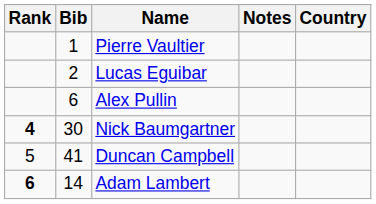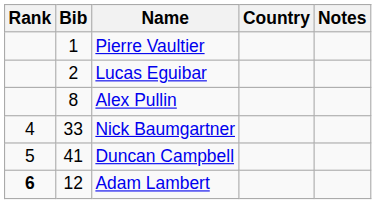columns swapped: (333, 18) <-> (267, 18)
(73, 101) 6 -> (73, 101) 8
(30, 128) bold -> (30, 128) normal
(73, 128) 30 -> (73, 128) 33
(73, 184) 14 -> (73, 184) 12
